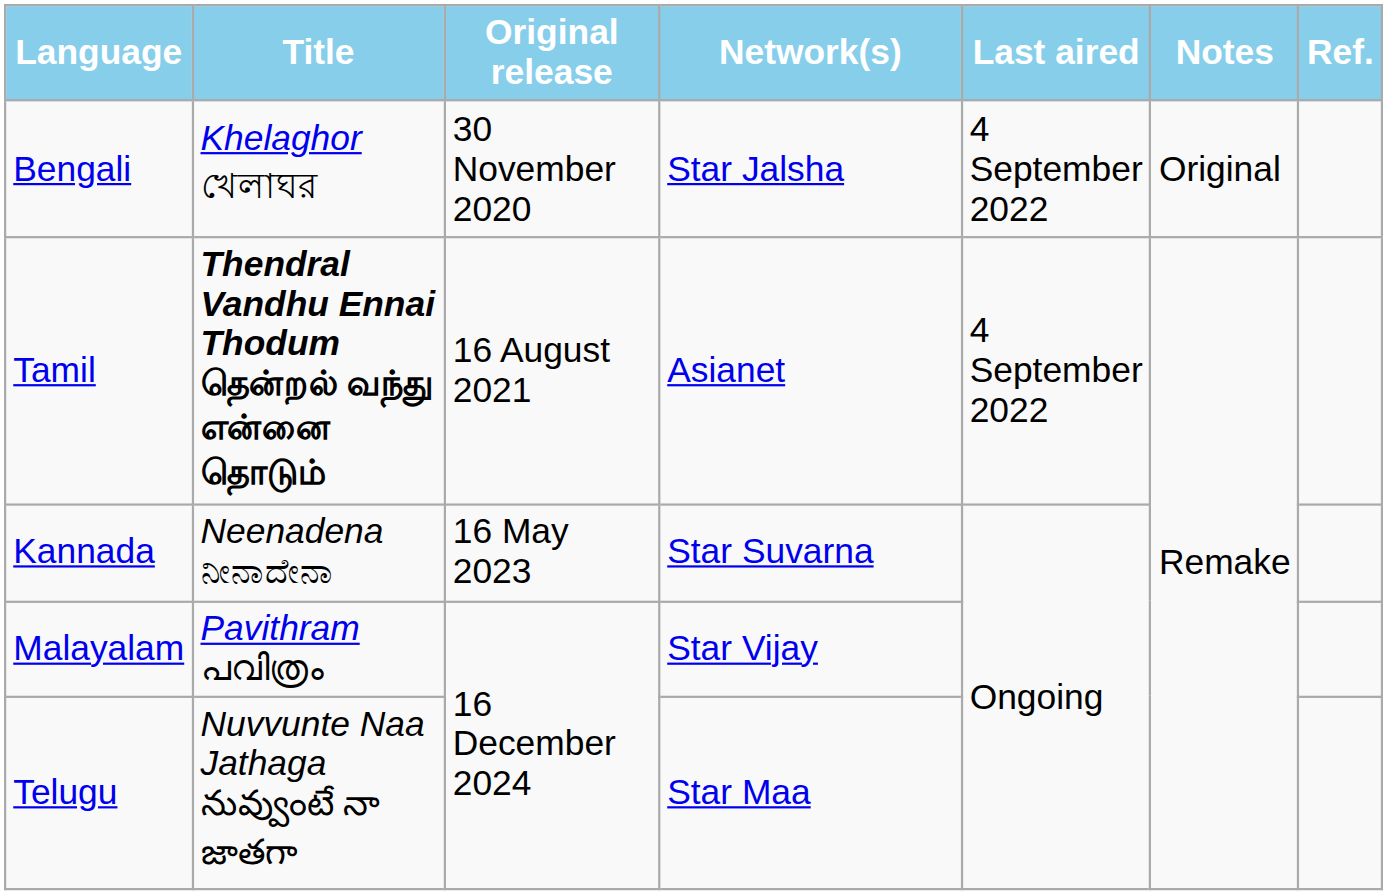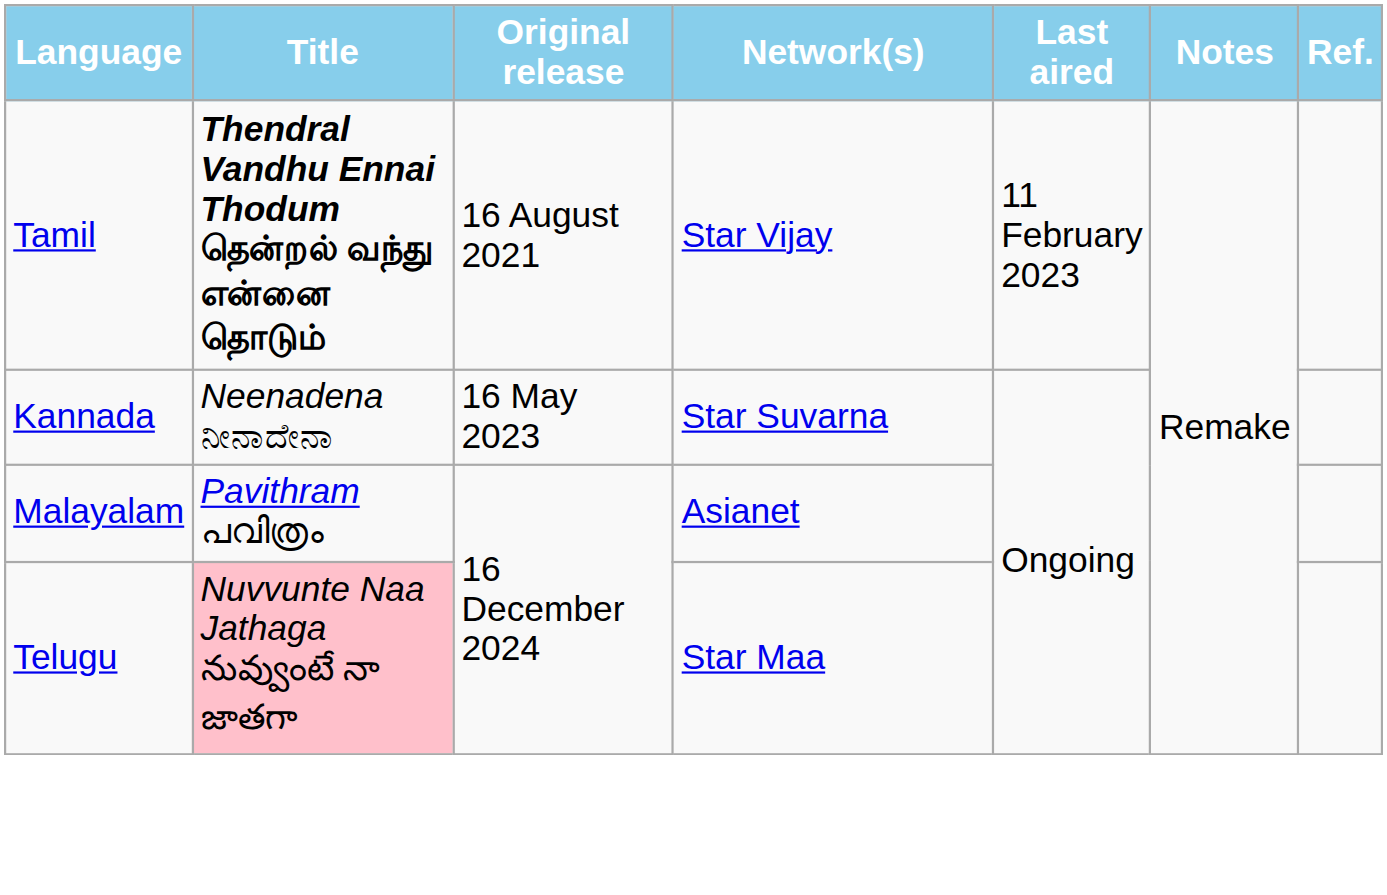- row: (72, 168)
(726, 370) Asianet -> (757, 234) Star Vijay
(1056, 370) 4 September 2022 -> (1072, 234) 11 February 2023
(743, 648) Star Vijay -> (741, 512) Asianet
(313, 788) no background -> (313, 652) pink background
